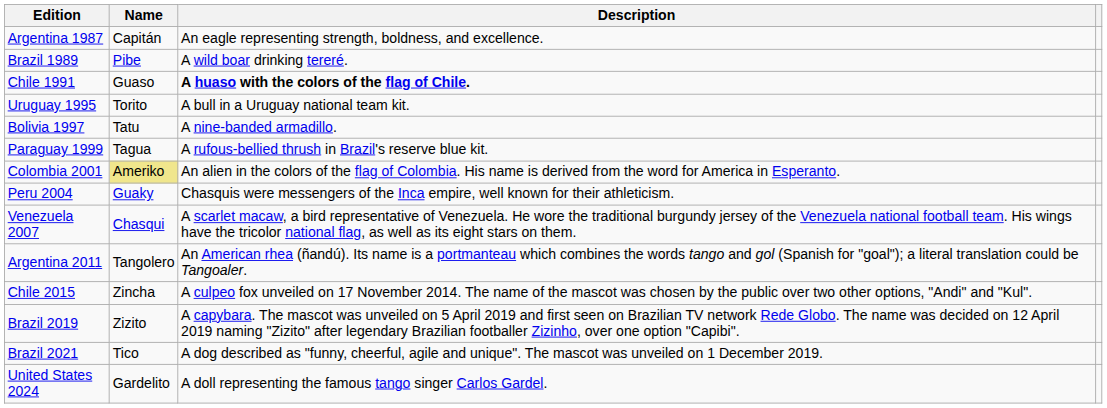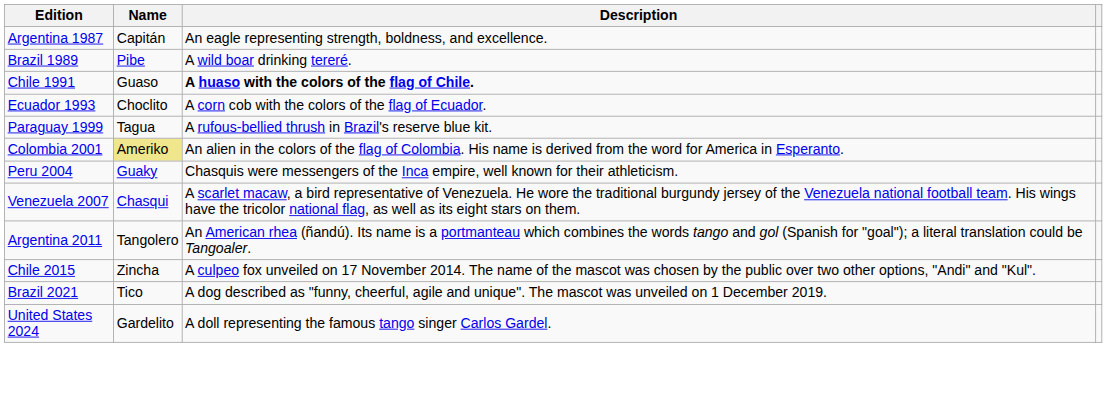+ row: (52, 104)
- row: (52, 104)
- row: (46, 127)
- row: (43, 323)
